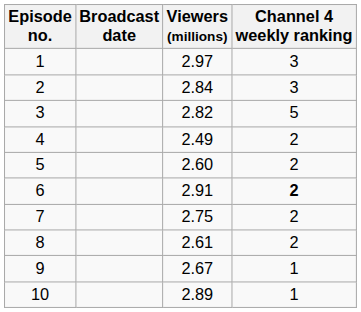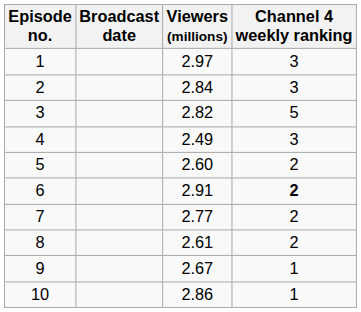(294, 139) 2 -> (294, 139) 3
(197, 216) 2.75 -> (197, 216) 2.77
(197, 294) 2.89 -> (197, 294) 2.86
